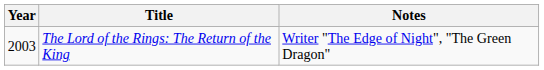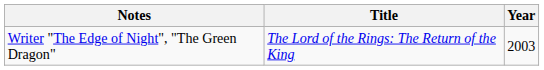columns swapped: (22, 15) <-> (409, 15)
